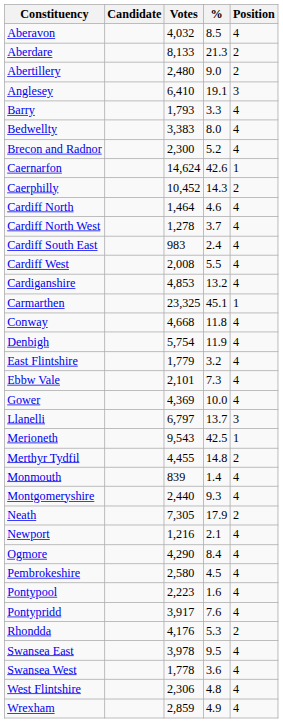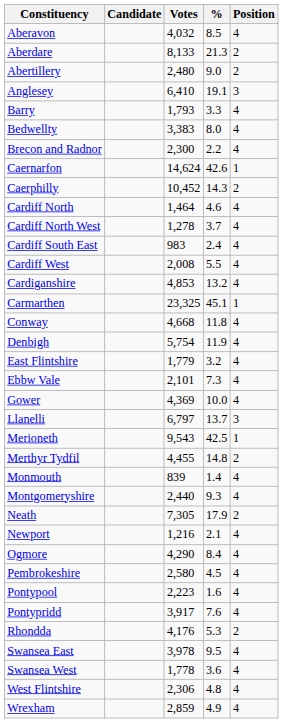(214, 149) 5.2 -> (214, 149) 2.2
